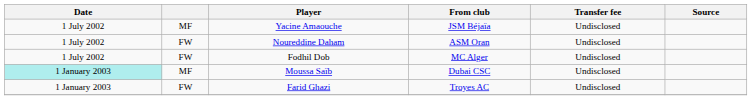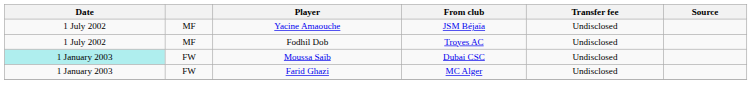- row: (309, 41)
(185, 56) FW -> (189, 41) MF
(469, 56) MC Alger -> (464, 41) Troyes AC
(185, 71) MF -> (189, 56) FW
(469, 86) Troyes AC -> (464, 71) MC Alger
